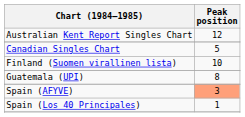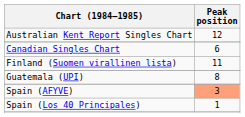(217, 49) 5 -> (217, 49) 6
(217, 63) 10 -> (217, 63) 11
